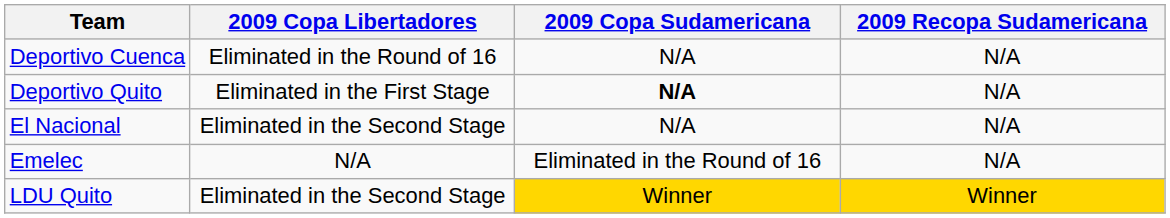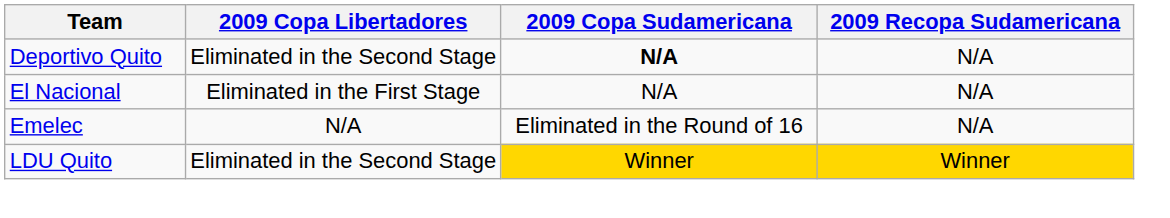- row: (97, 56)
(353, 91) Eliminated in the First Stage -> (343, 56) Eliminated in the Second Stage
(353, 126) Eliminated in the Second Stage -> (343, 91) Eliminated in the First Stage
